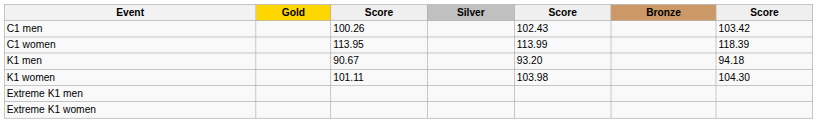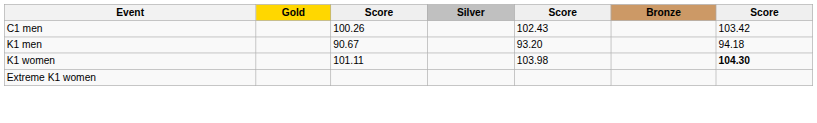- row: (31, 45)
(734, 77) normal -> (734, 61) bold
- row: (45, 93)
